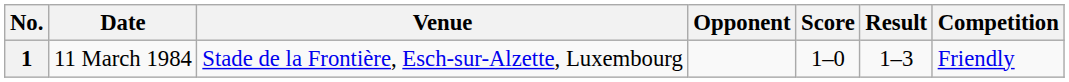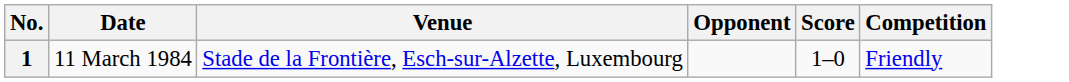- column: (896, 22)
